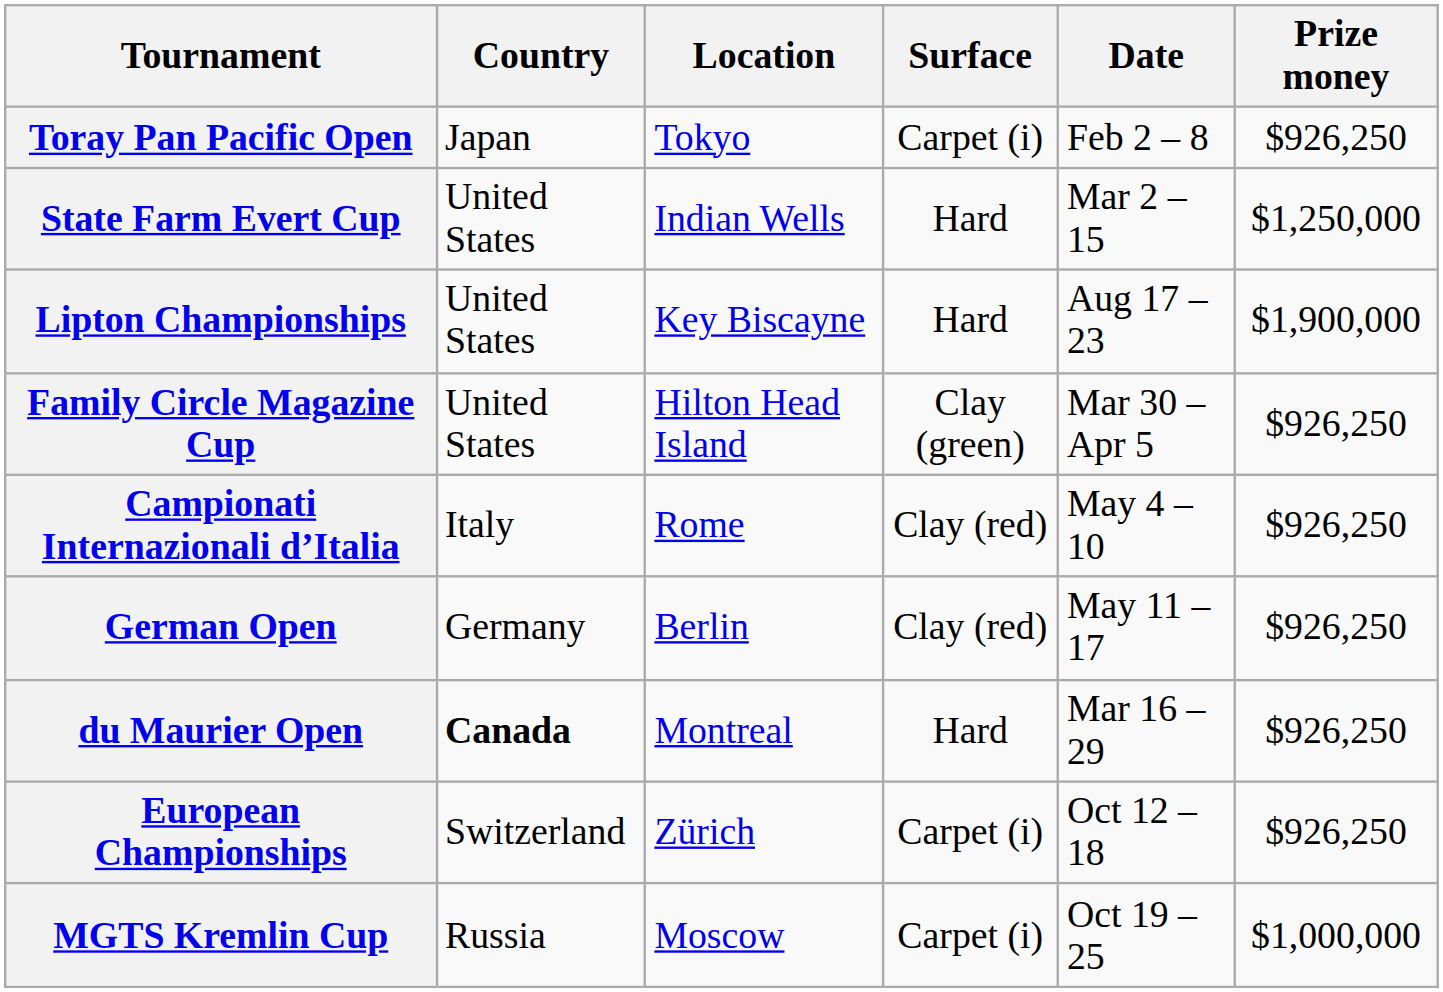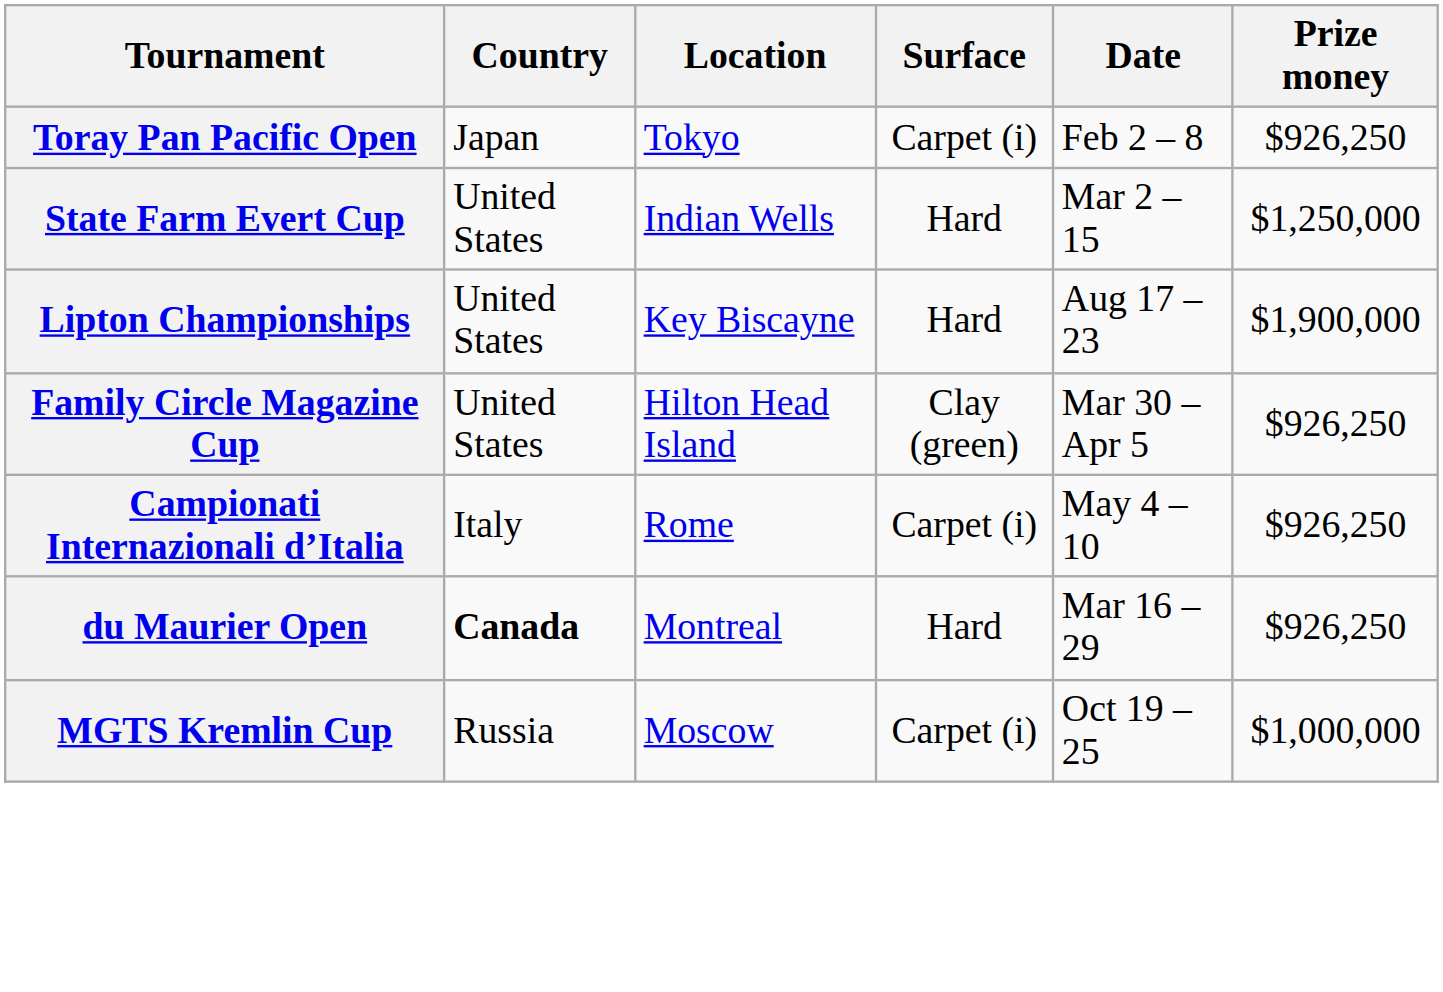(970, 525) Clay (red) -> (964, 525) Carpet (i)
- row: (221, 627)
- row: (221, 832)
